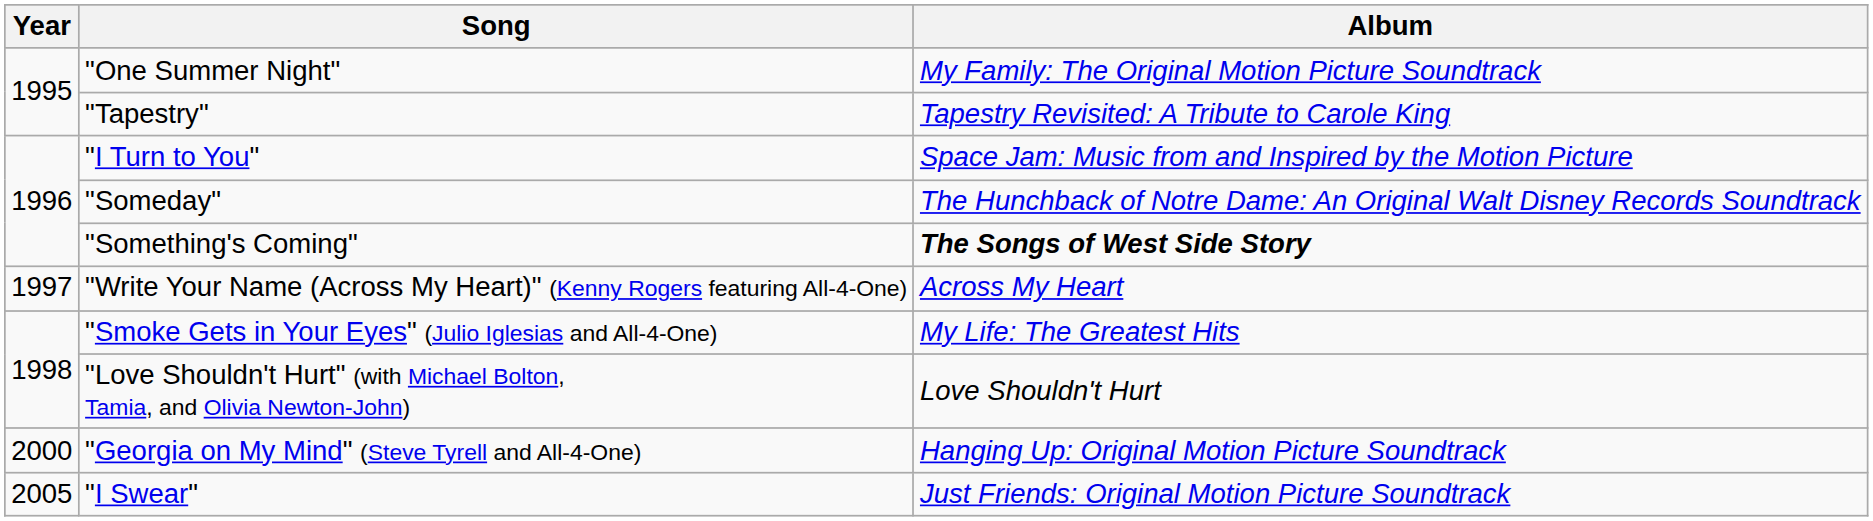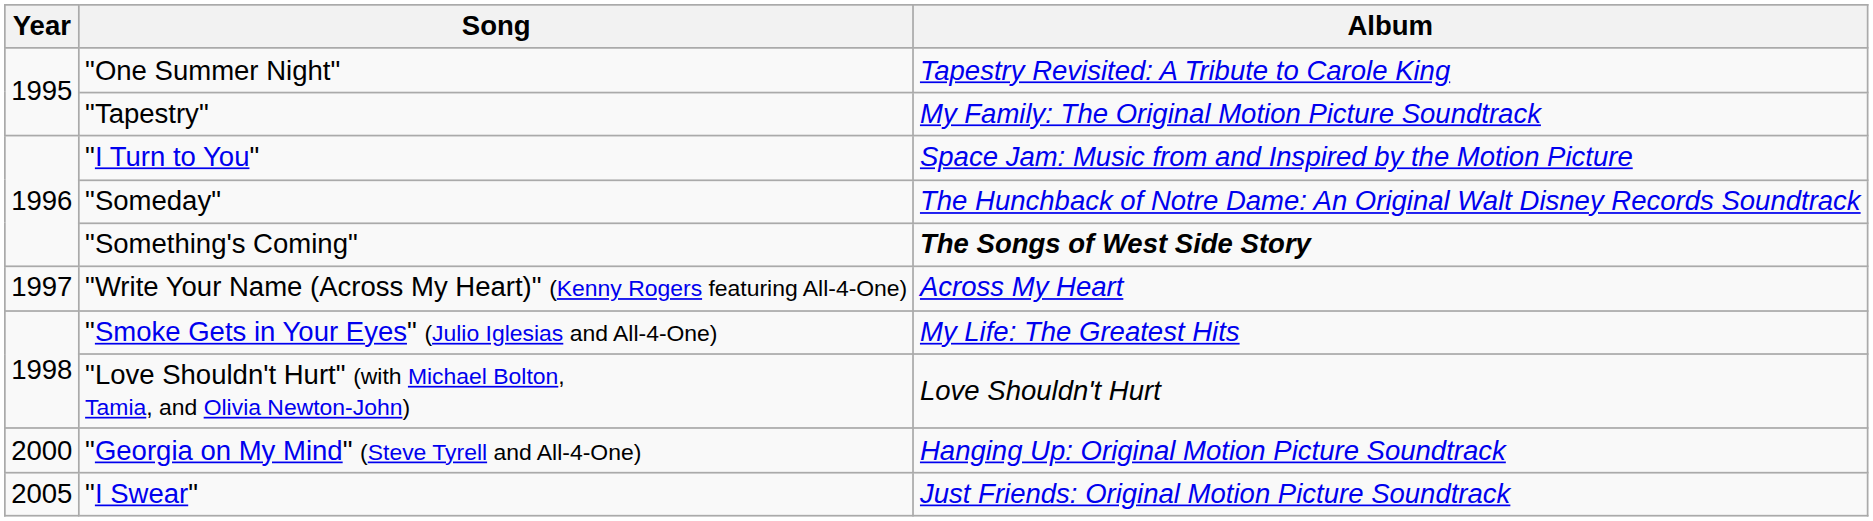(1230, 69) My Family: The Original Motion Picture Soundtrack -> (1185, 69) Tapestry Revisited: A Tribute to Carole King
(1185, 113) Tapestry Revisited: A Tribute to Carole King -> (1230, 113) My Family: The Original Motion Picture Soundtrack
